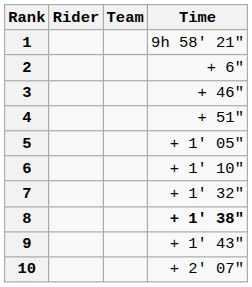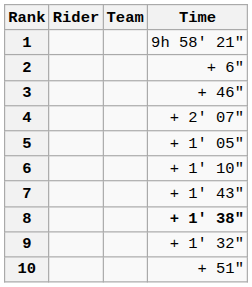(221, 118) + 51" -> (207, 118) + 2' 07"
(207, 194) + 1' 32" -> (207, 194) + 1' 43"
(207, 244) + 1' 43" -> (207, 244) + 1' 32"
(207, 269) + 2' 07" -> (221, 269) + 51"
